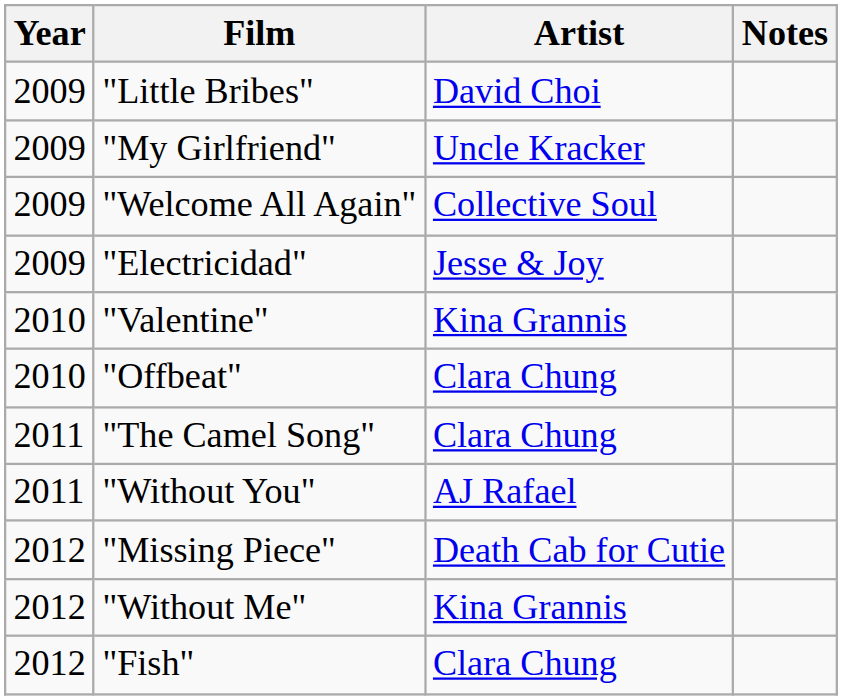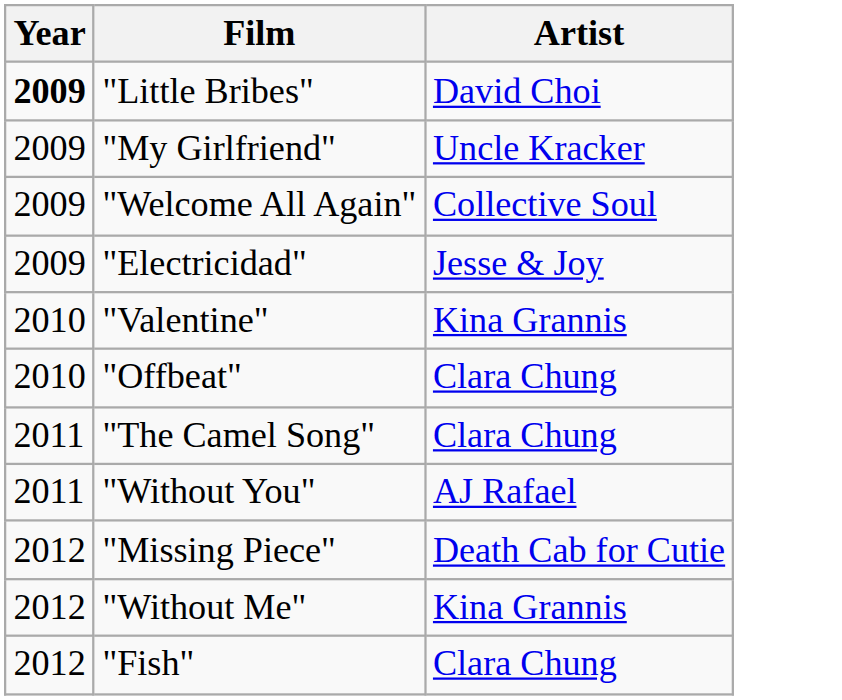- column: (785, 33)
(50, 90) normal -> (50, 90) bold
